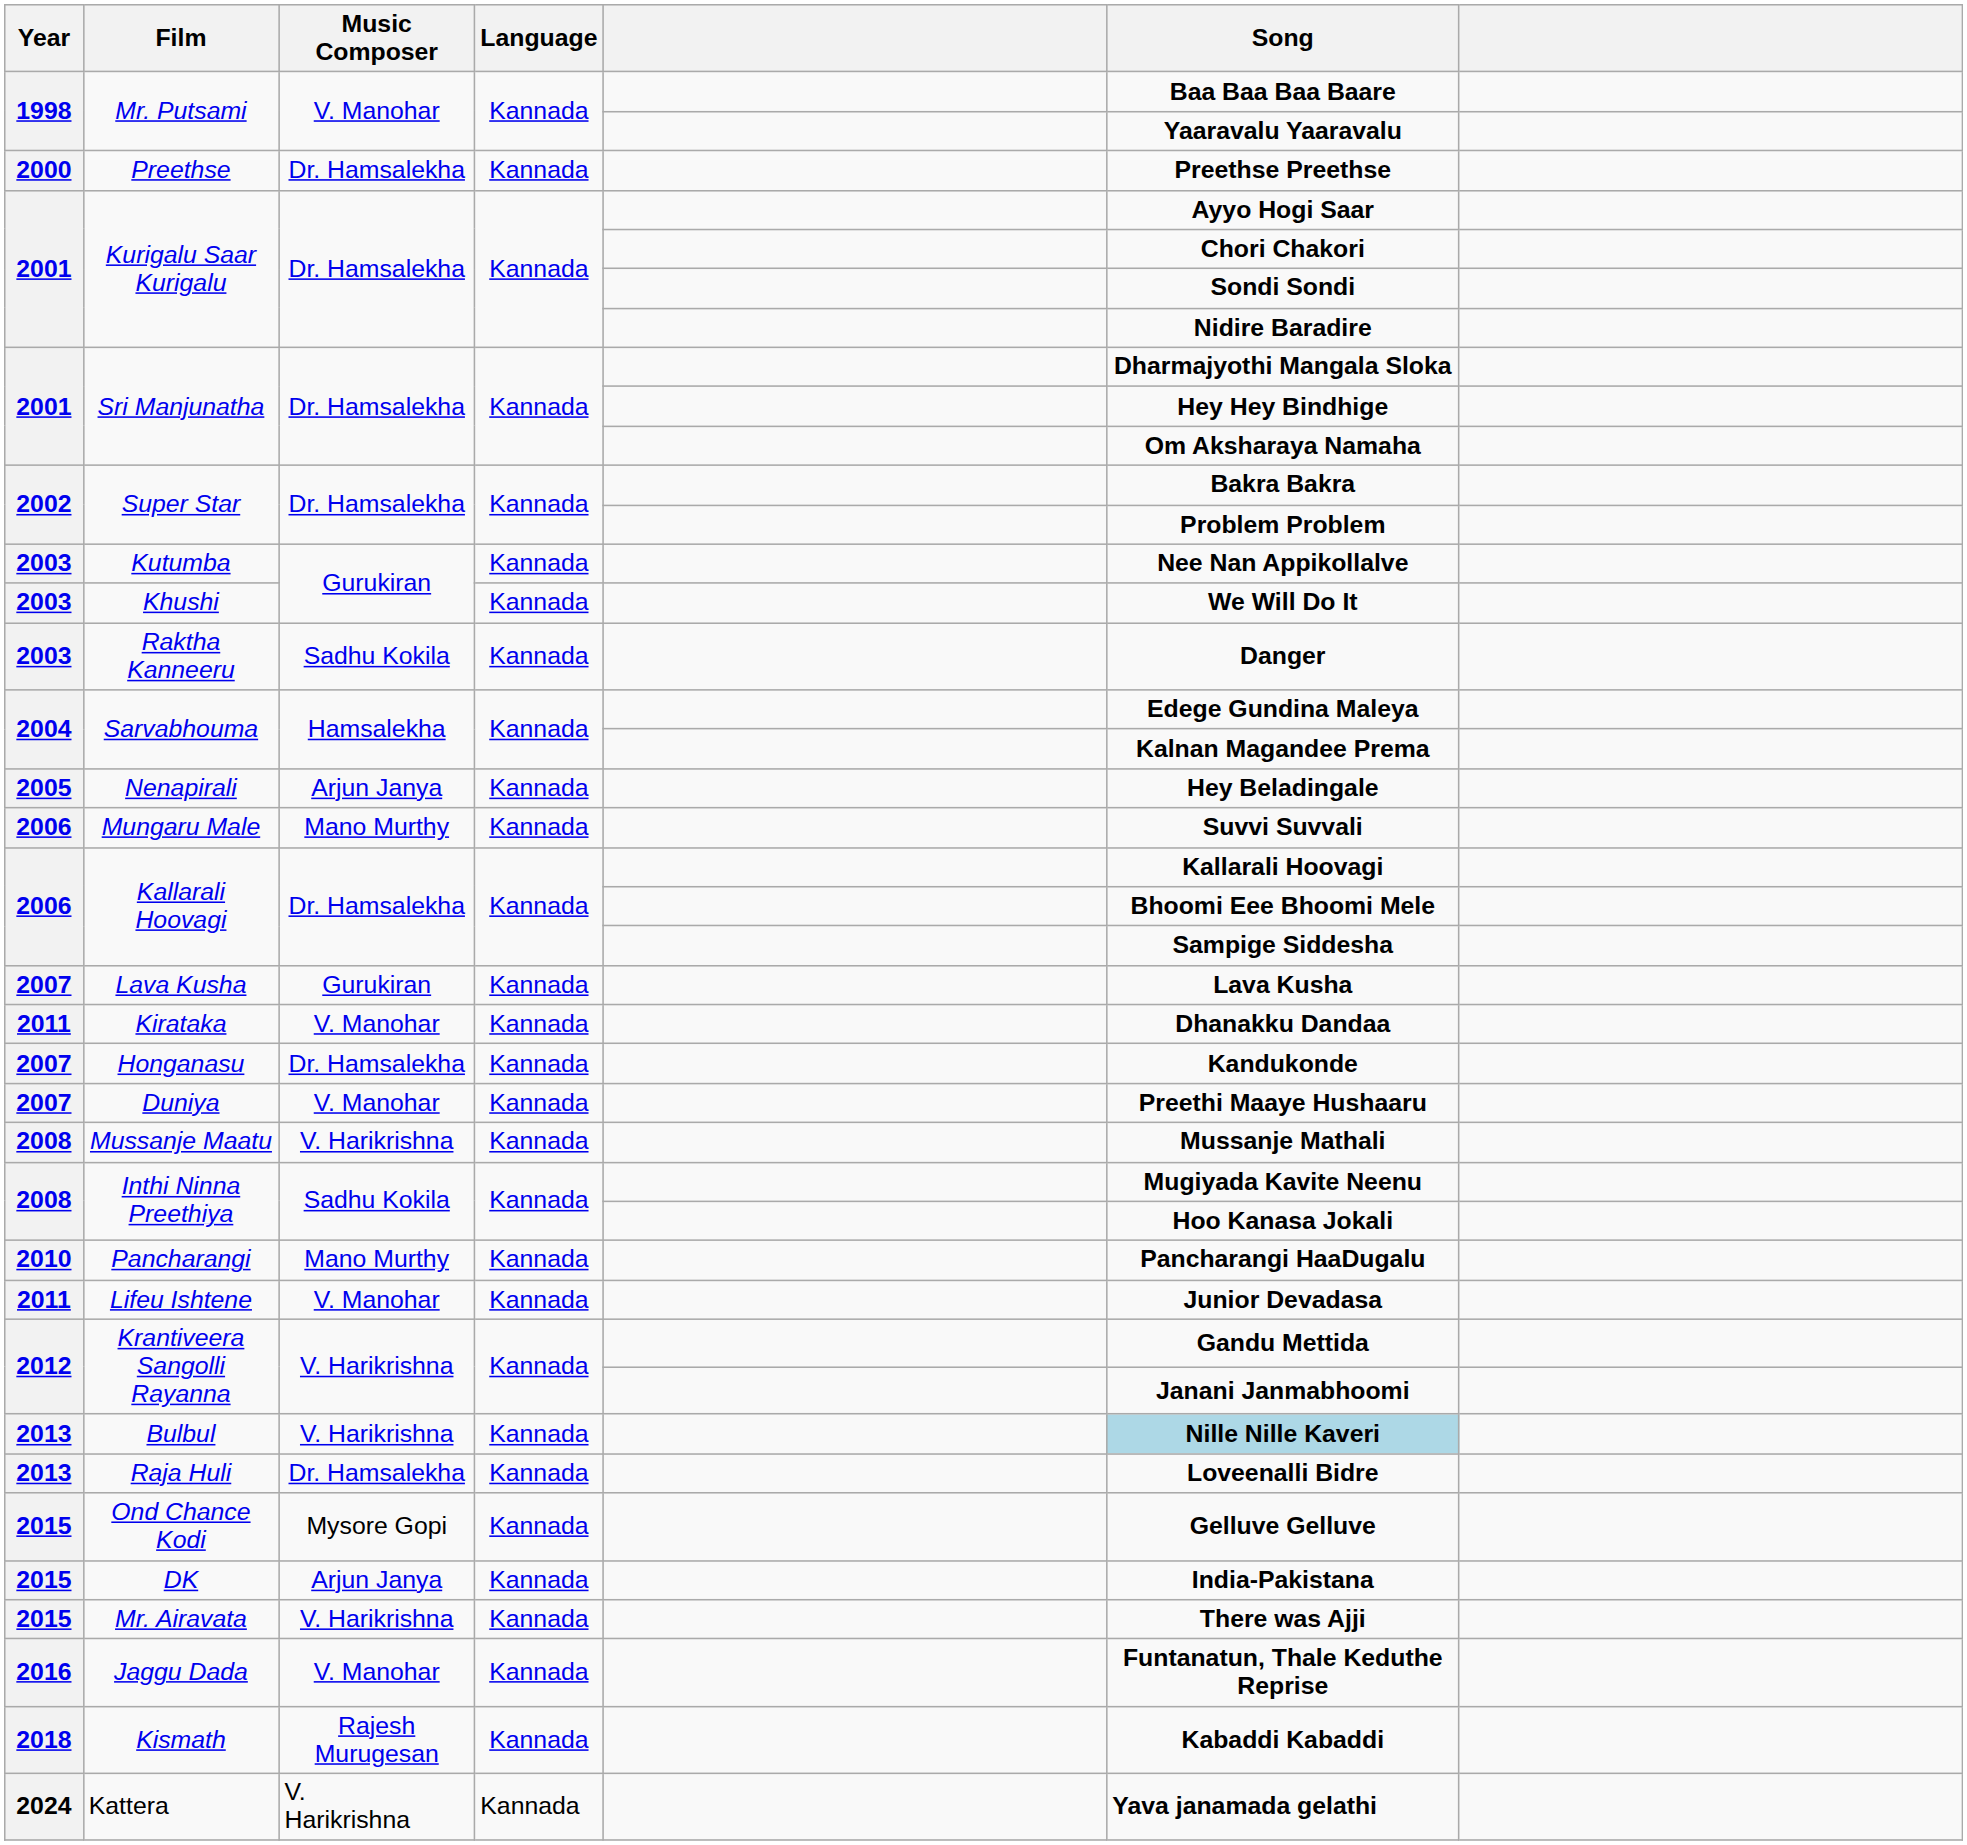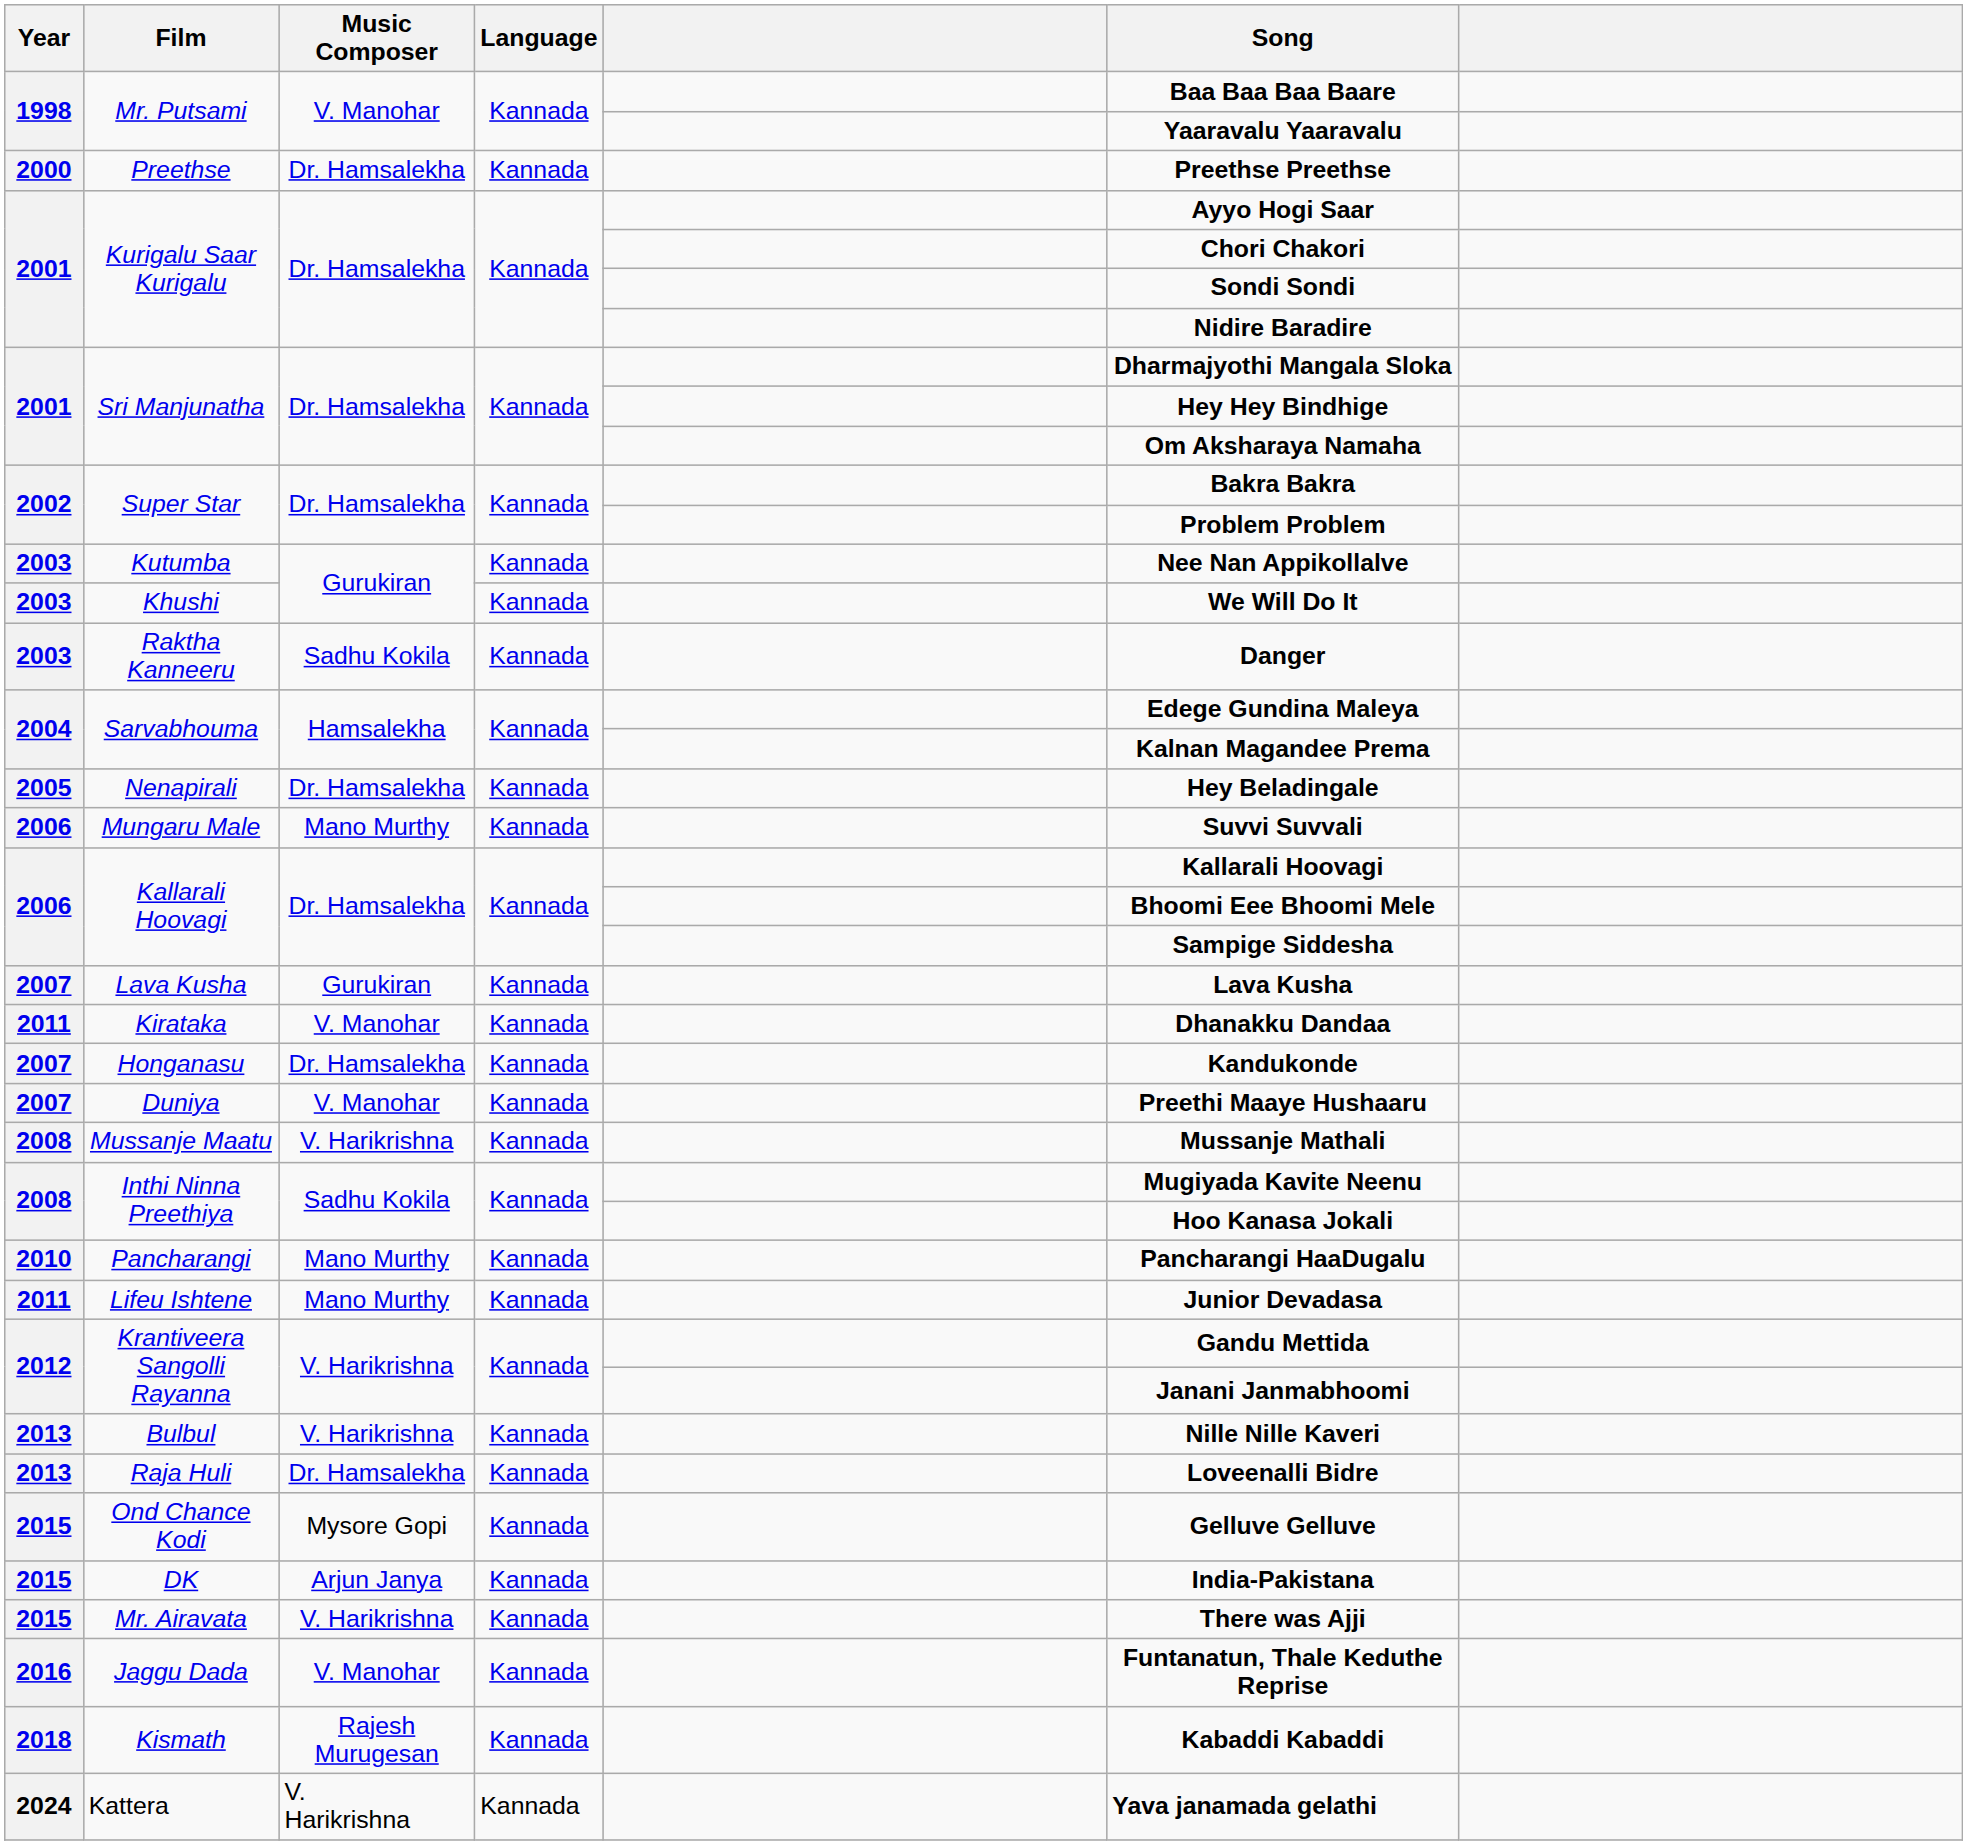(377, 787) Arjun Janya -> (377, 787) Dr. Hamsalekha
(377, 1299) V. Manohar -> (377, 1299) Mano Murthy
(1283, 1433) lightblue background -> (1283, 1433) no background
